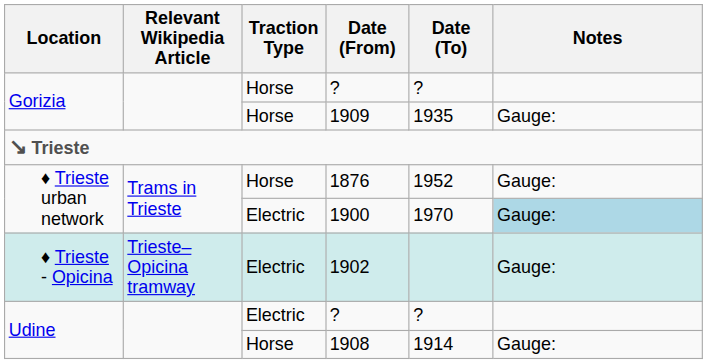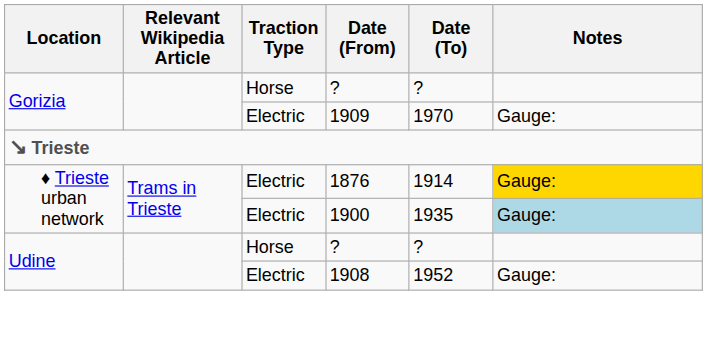(270, 115) Horse -> (275, 115) Electric
(433, 115) 1935 -> (433, 115) 1970
(270, 181) Horse -> (275, 181) Electric
(433, 181) 1952 -> (433, 181) 1914
(526, 181) no background -> (526, 181) gold background
(433, 215) 1970 -> (433, 215) 1935
- row: (77, 267)
(275, 315) Electric -> (270, 247) Horse
(270, 344) Horse -> (275, 275) Electric
(433, 344) 1914 -> (433, 275) 1952
